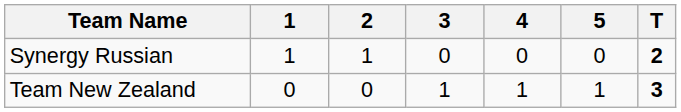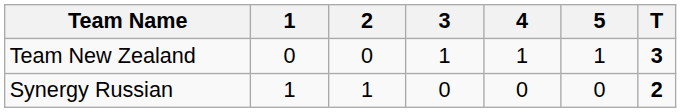rows swapped: (103, 90) <-> (91, 55)
